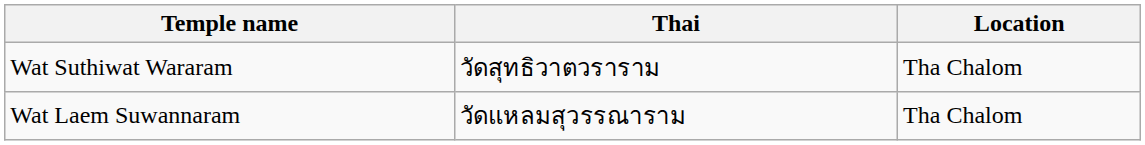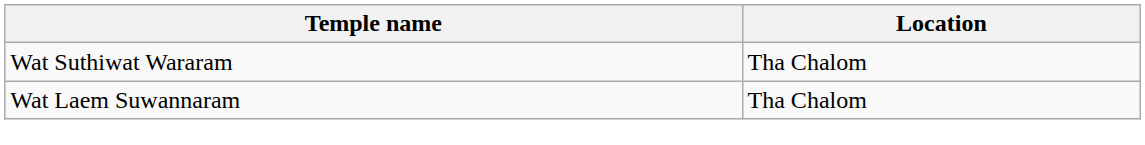- column: (676, 23)
